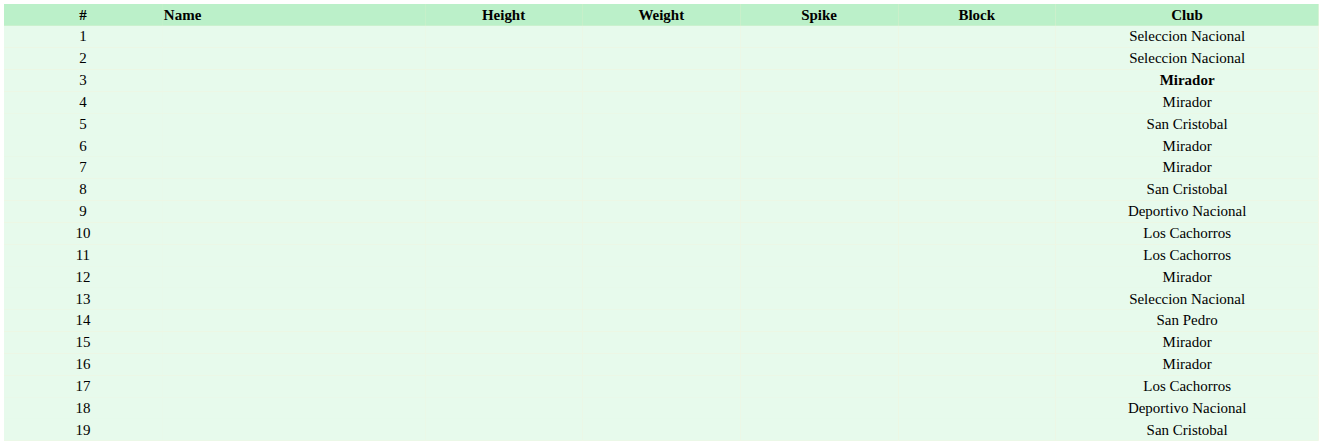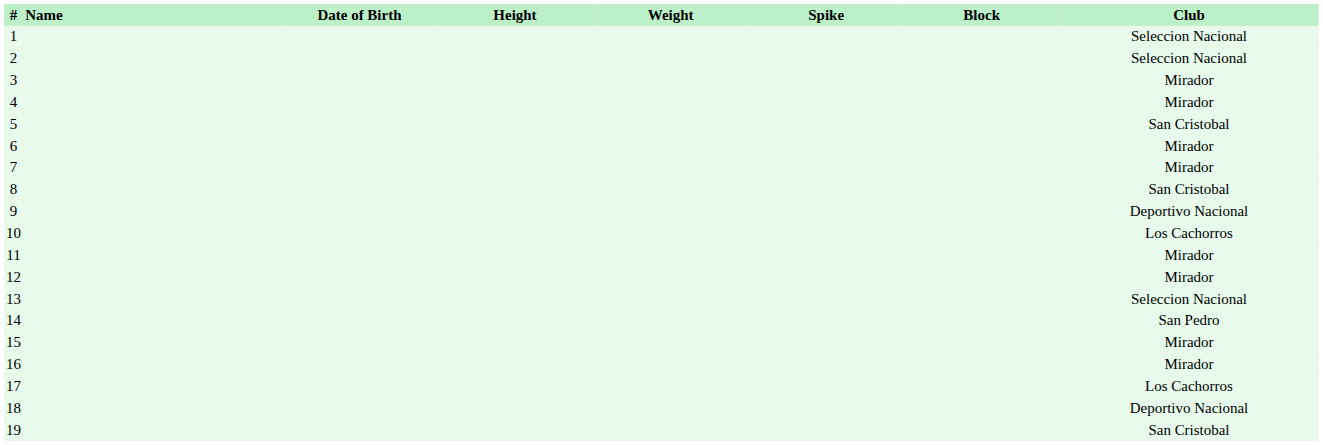+ column: (359, 14)
(1187, 80) bold -> (1189, 80) normal
(1187, 255) Los Cachorros -> (1189, 255) Mirador
